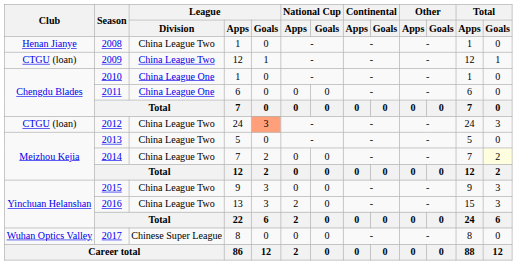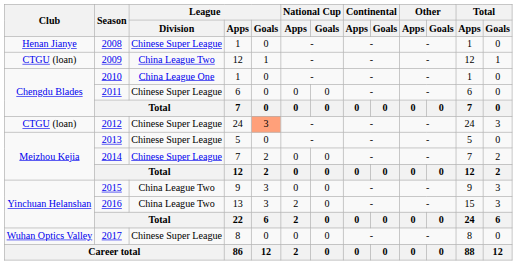(177, 44) China League Two -> (177, 44) Chinese Super League
(177, 92) China League One -> (177, 92) Chinese Super League
(177, 124) China League Two -> (177, 124) Chinese Super League
(177, 140) China League Two -> (177, 140) Chinese Super League
(177, 156) China League Two -> (177, 156) Chinese Super League
(498, 156) lightyellow background -> (498, 156) no background
